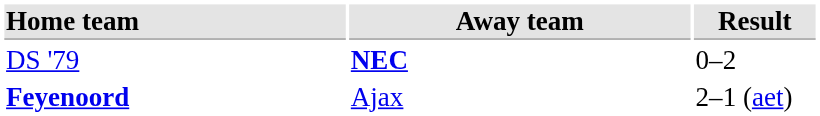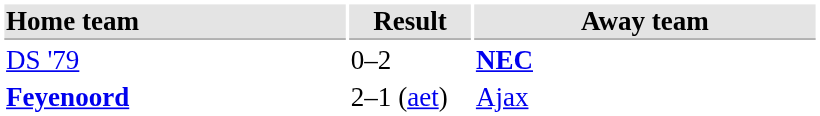columns swapped: (755, 20) <-> (520, 20)
